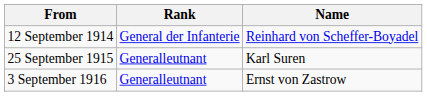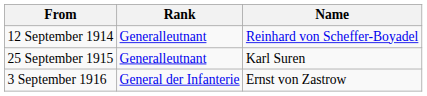(180, 36) General der Infanterie -> (163, 36) Generalleutnant
(163, 79) Generalleutnant -> (180, 79) General der Infanterie
